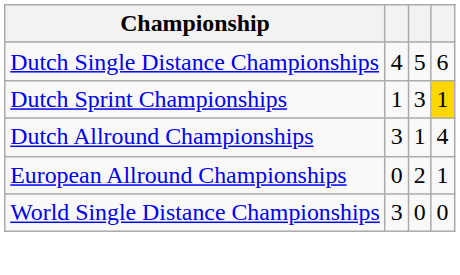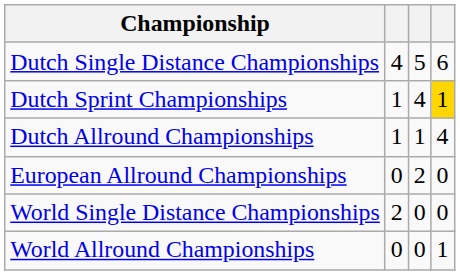(420, 99) 3 -> (420, 99) 4
(397, 136) 3 -> (397, 136) 1
(443, 174) 1 -> (443, 174) 0
(397, 212) 3 -> (397, 212) 2
+ row: (162, 250)
